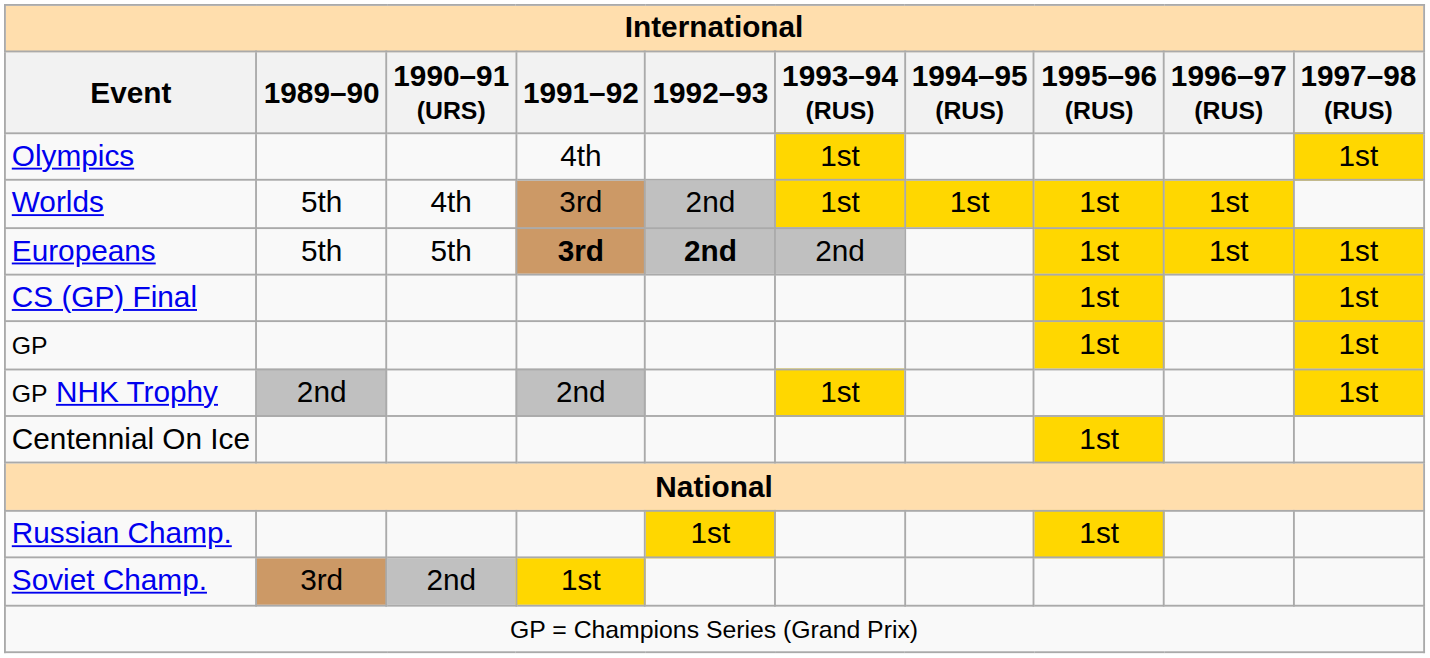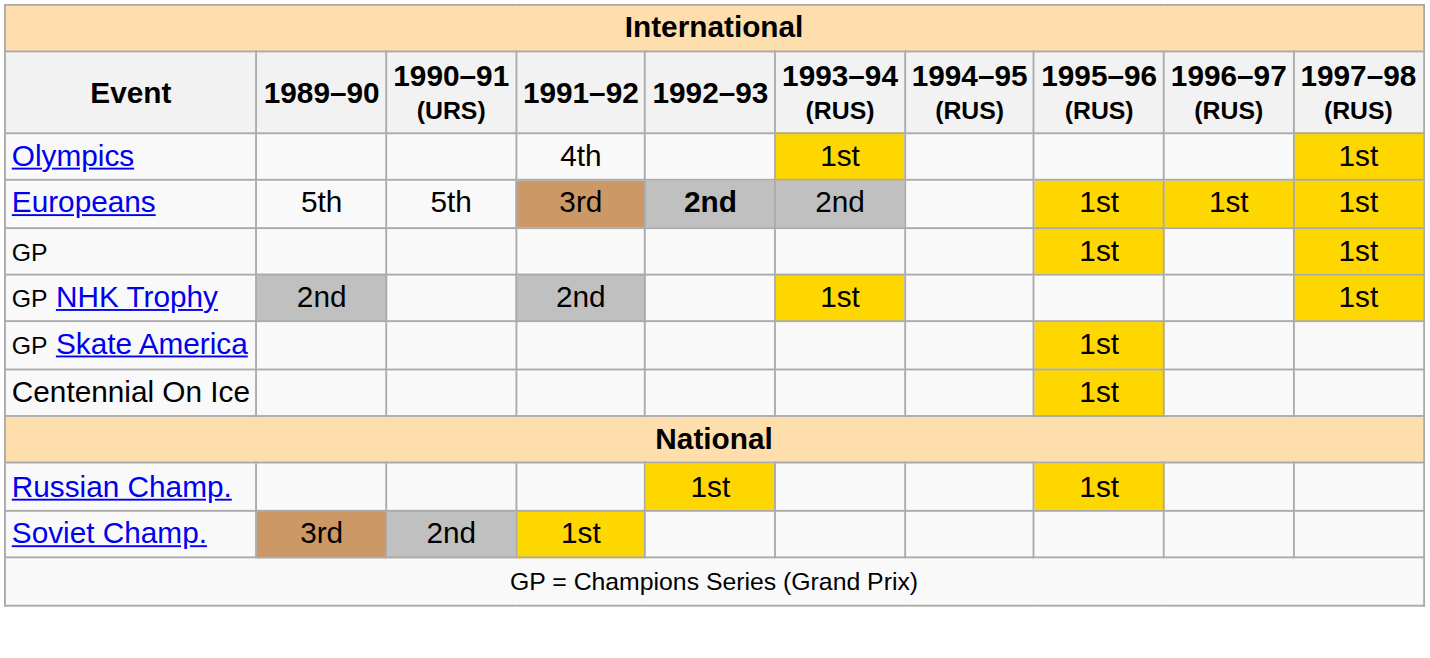- row: (58, 203)
(581, 250) bold -> (581, 203) normal
- row: (104, 297)
+ row: (130, 344)
